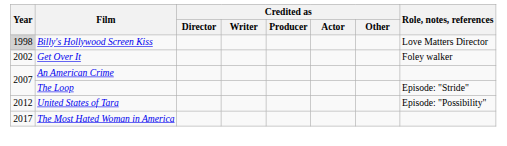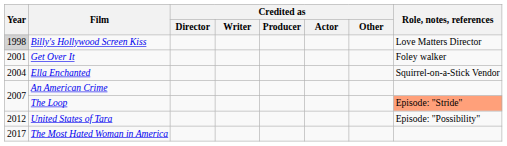(23, 57) 2002 -> (17, 57) 2001
+ row: (61, 73)
(435, 88) no background -> (429, 103) lightsalmon background
